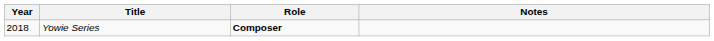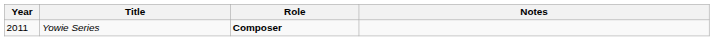(18, 28) 2018 -> (17, 28) 2011
